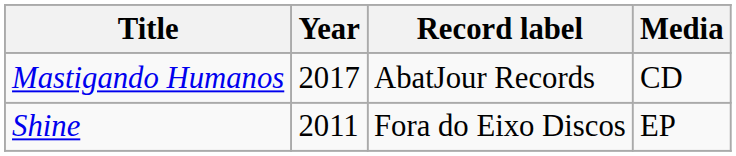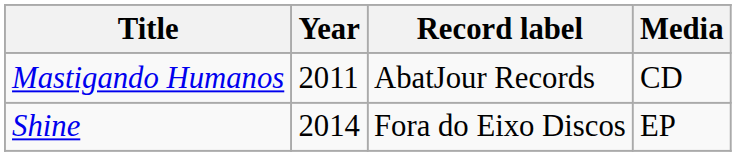(329, 77) 2017 -> (329, 77) 2011
(329, 126) 2011 -> (329, 126) 2014
